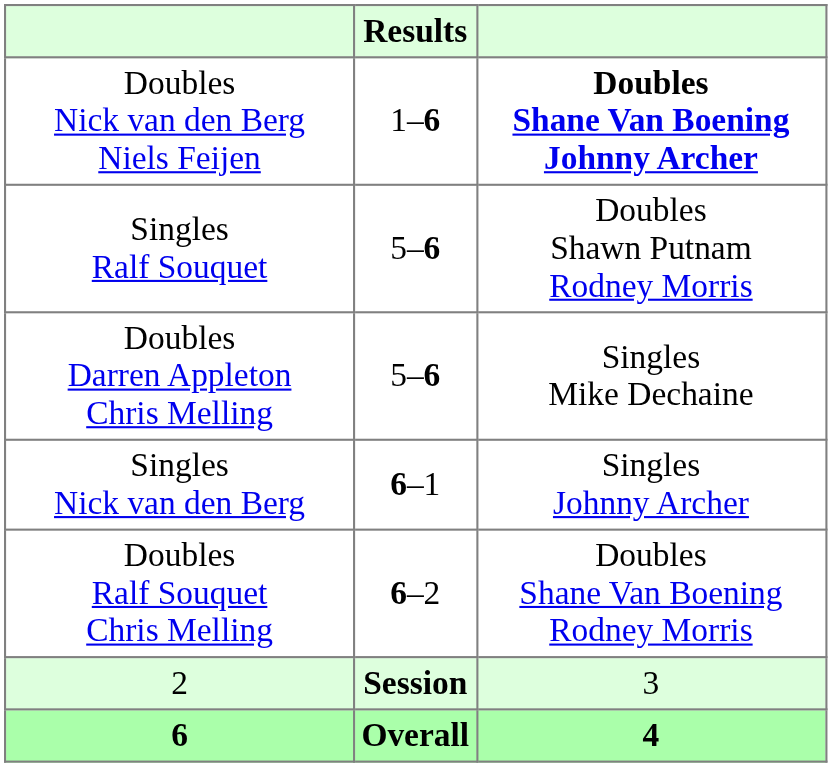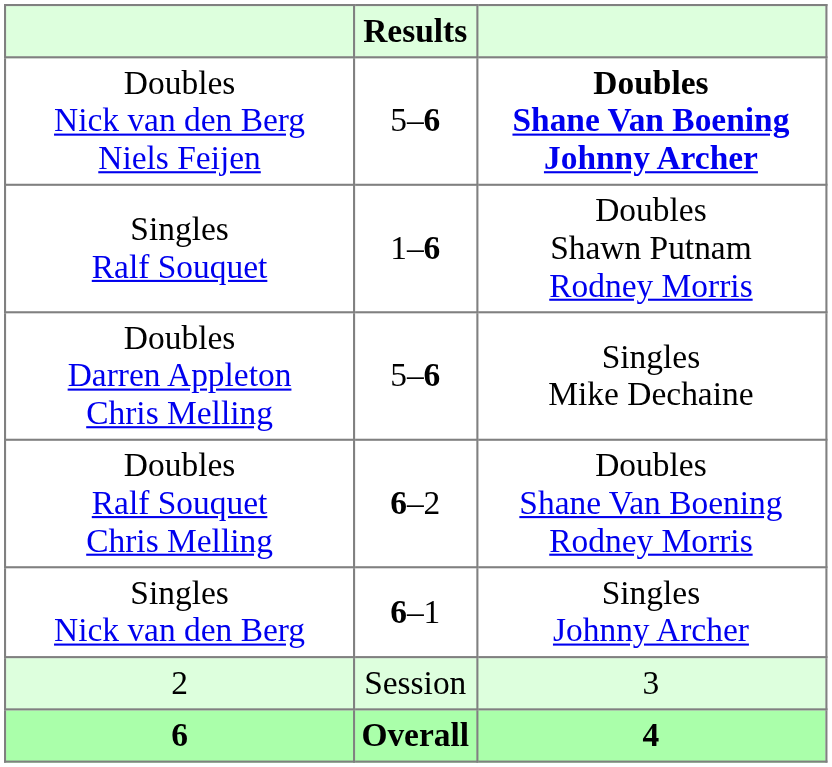(415, 120) 1–6 -> (415, 120) 5–6
(415, 247) 5–6 -> (415, 247) 1–6
rows swapped: (180, 484) <-> (180, 592)
(415, 682) bold -> (415, 682) normal
